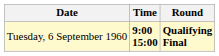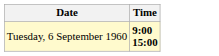- column: (187, 13)
